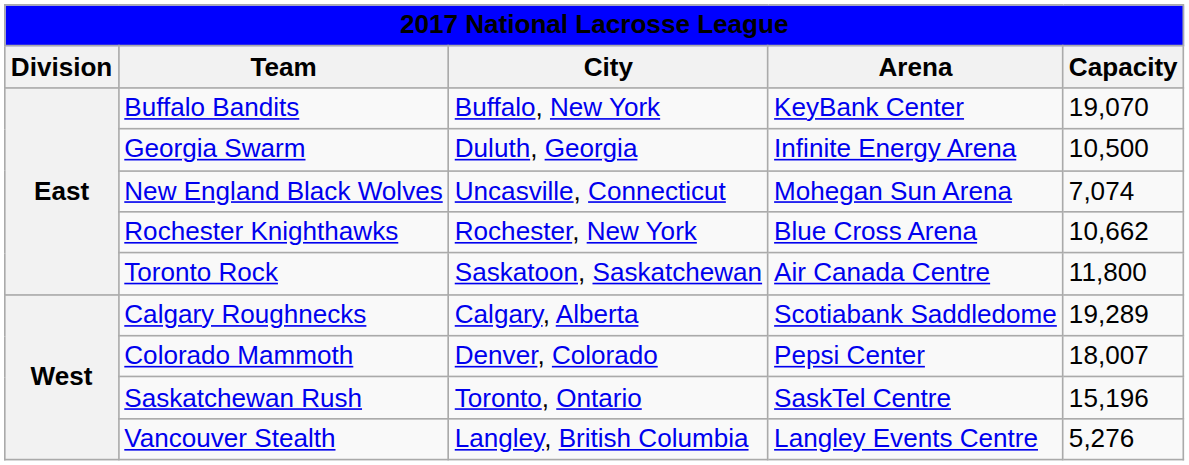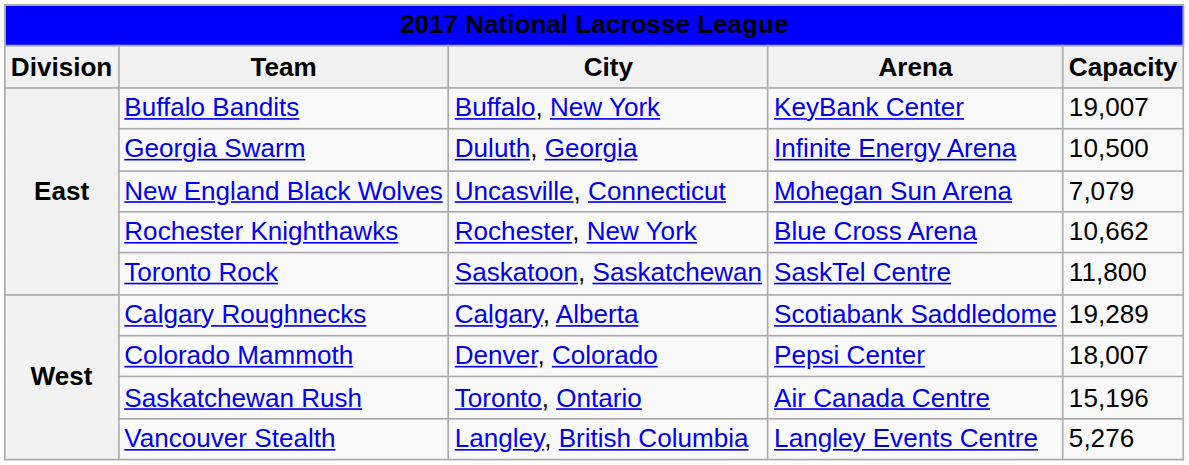(1109, 107) 19,070 -> (1109, 107) 19,007
(1102, 190) 7,074 -> (1102, 190) 7,079
(882, 273) Air Canada Centre -> (863, 273) SaskTel Centre
(863, 397) SaskTel Centre -> (882, 397) Air Canada Centre
